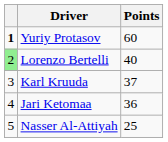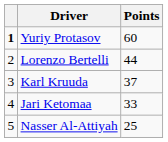(11, 60) lightgreen background -> (11, 60) no background
(131, 60) 40 -> (131, 60) 44
(131, 104) 36 -> (131, 104) 33
